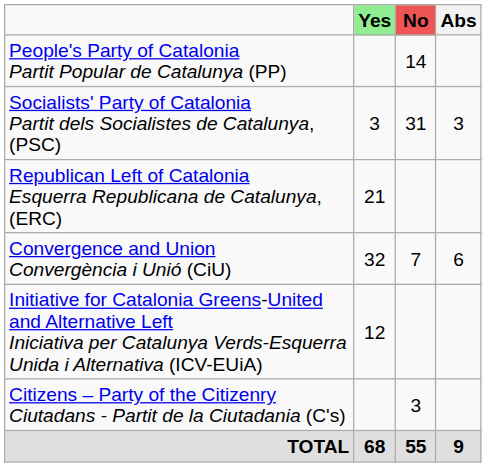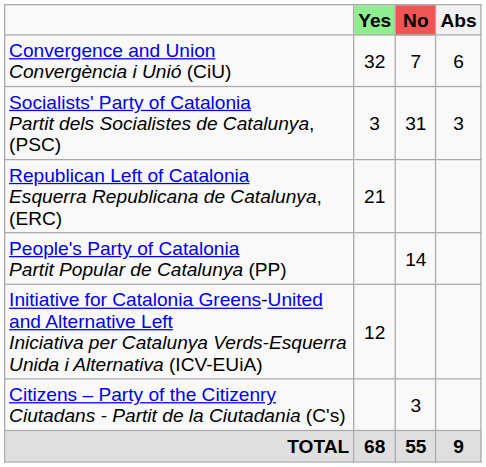rows swapped: (120, 259) <-> (148, 61)
